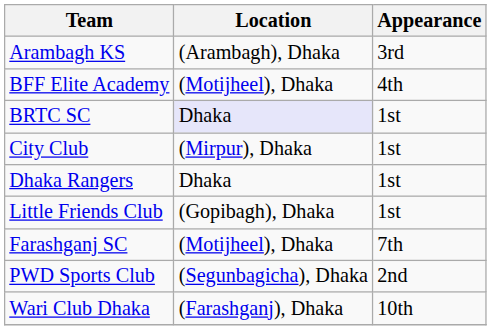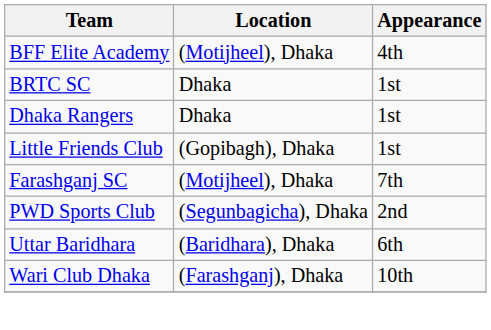- row: (67, 52)
(205, 116) lavender background -> (205, 84) no background
- row: (49, 148)
+ row: (72, 244)
